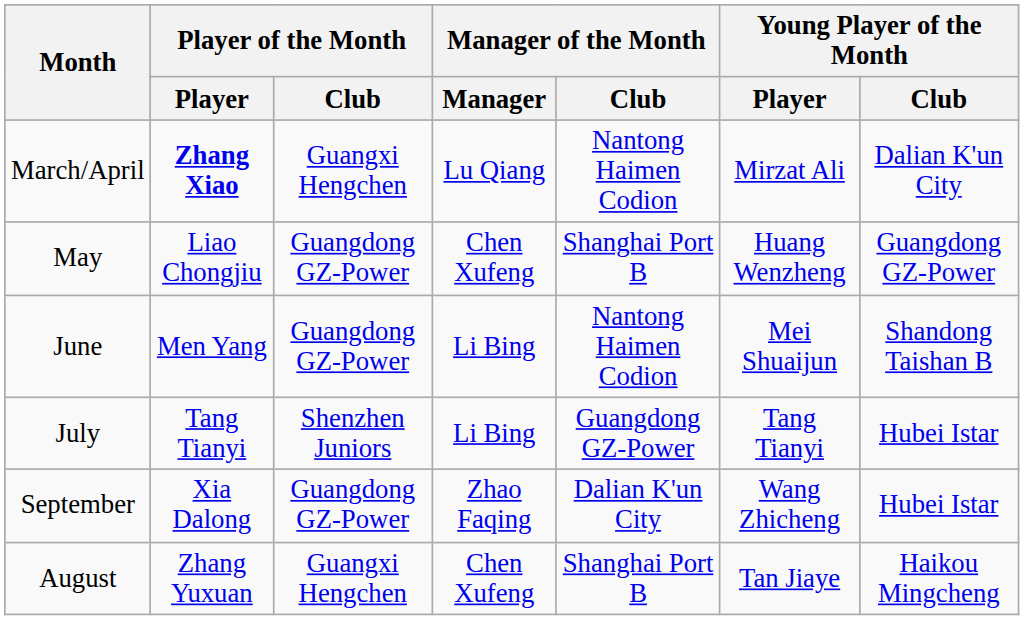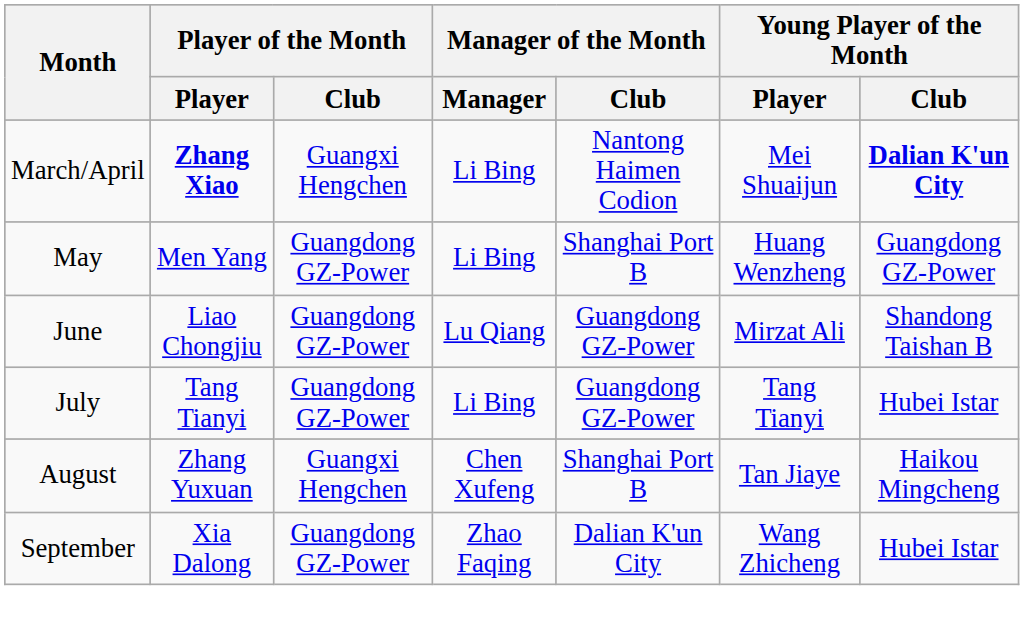(494, 170) Lu Qiang -> (494, 170) Li Bing
(790, 170) Mirzat Ali -> (790, 170) Mei Shuaijun
(939, 170) normal -> (939, 170) bold
(212, 258) Liao Chongjiu -> (212, 258) Men Yang
(494, 258) Chen Xufeng -> (494, 258) Li Bing
(212, 345) Men Yang -> (212, 330) Liao Chongjiu
(494, 345) Li Bing -> (494, 330) Lu Qiang
(638, 345) Nantong Haimen Codion -> (638, 330) Guangdong GZ-Power
(790, 345) Mei Shuaijun -> (790, 330) Mirzat Ali
(353, 432) Shenzhen Juniors -> (353, 402) Guangdong GZ-Power
rows swapped: (78, 577) <-> (78, 505)
